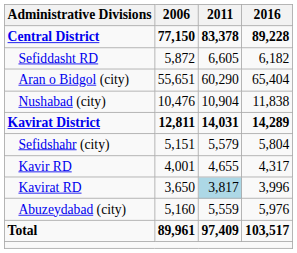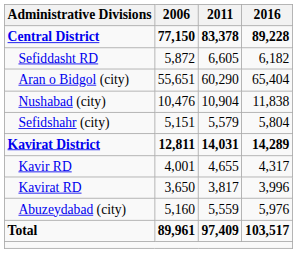rows swapped: (64, 144) <-> (54, 123)
(224, 187) lightblue background -> (224, 187) no background
